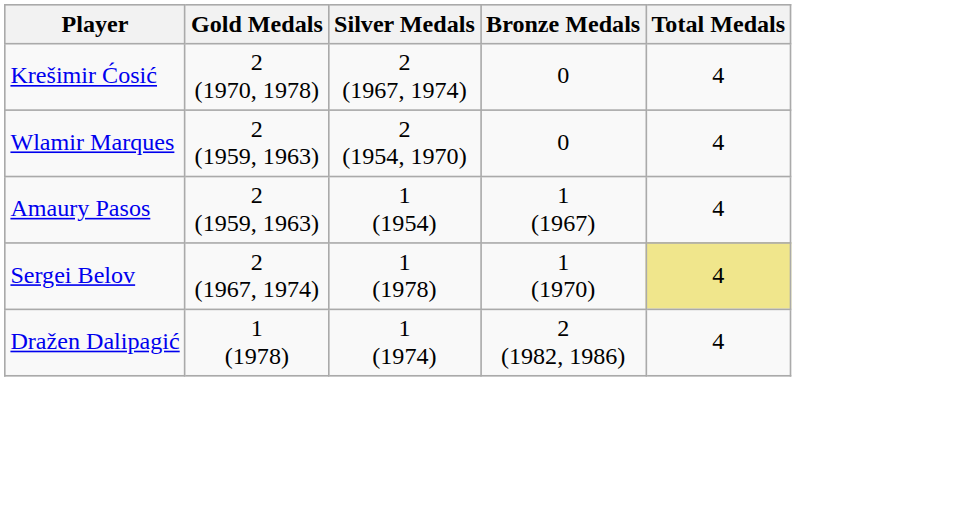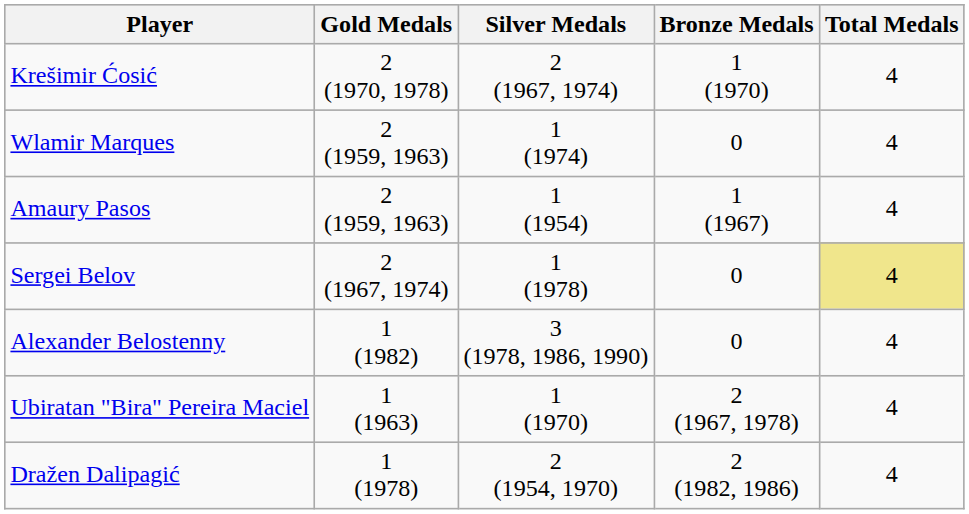(563, 76) 0 -> (737, 76) 1 (1970)
(404, 142) 2 (1954, 1970) -> (556, 142) 1 (1974)
(563, 275) 1 (1970) -> (737, 275) 0
+ row: (118, 341)
+ row: (160, 407)
(404, 341) 1 (1974) -> (556, 474) 2 (1954, 1970)
